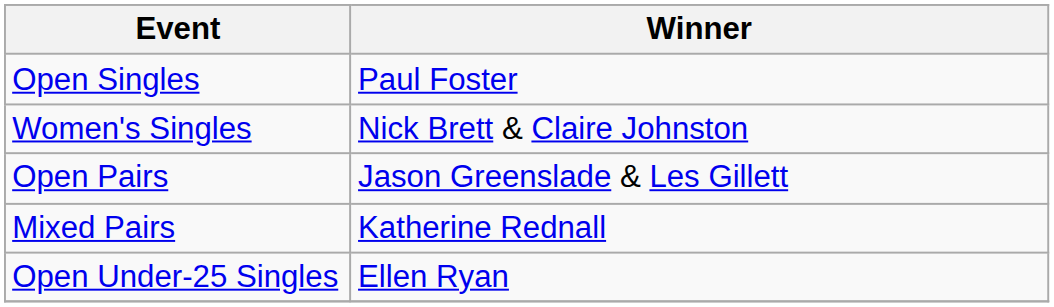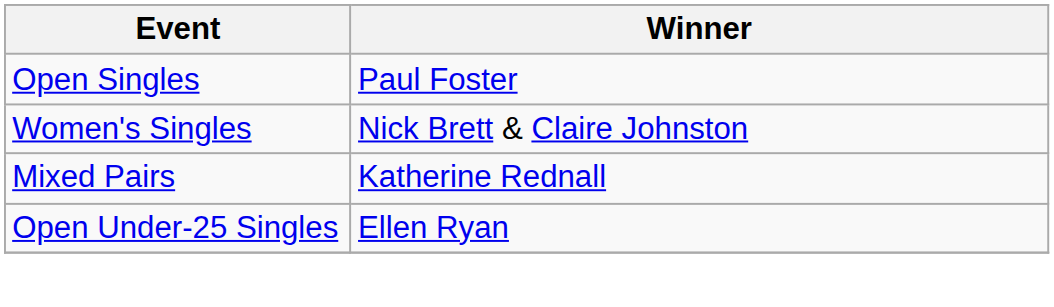- row: (90, 177)
